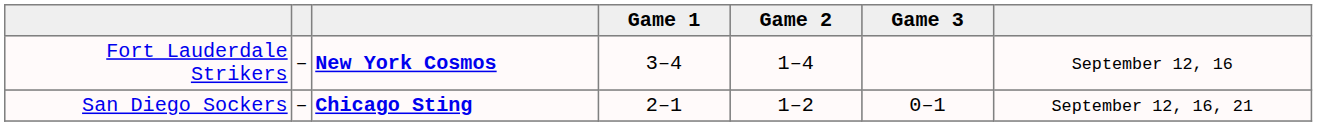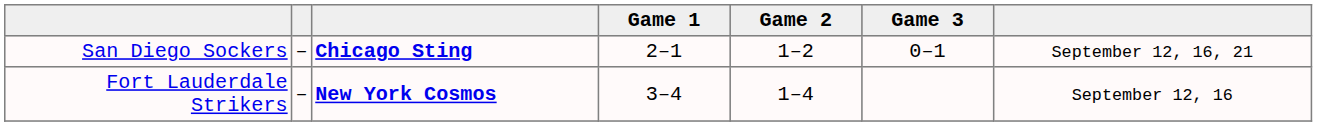rows swapped: (197, 63) <-> (185, 106)
